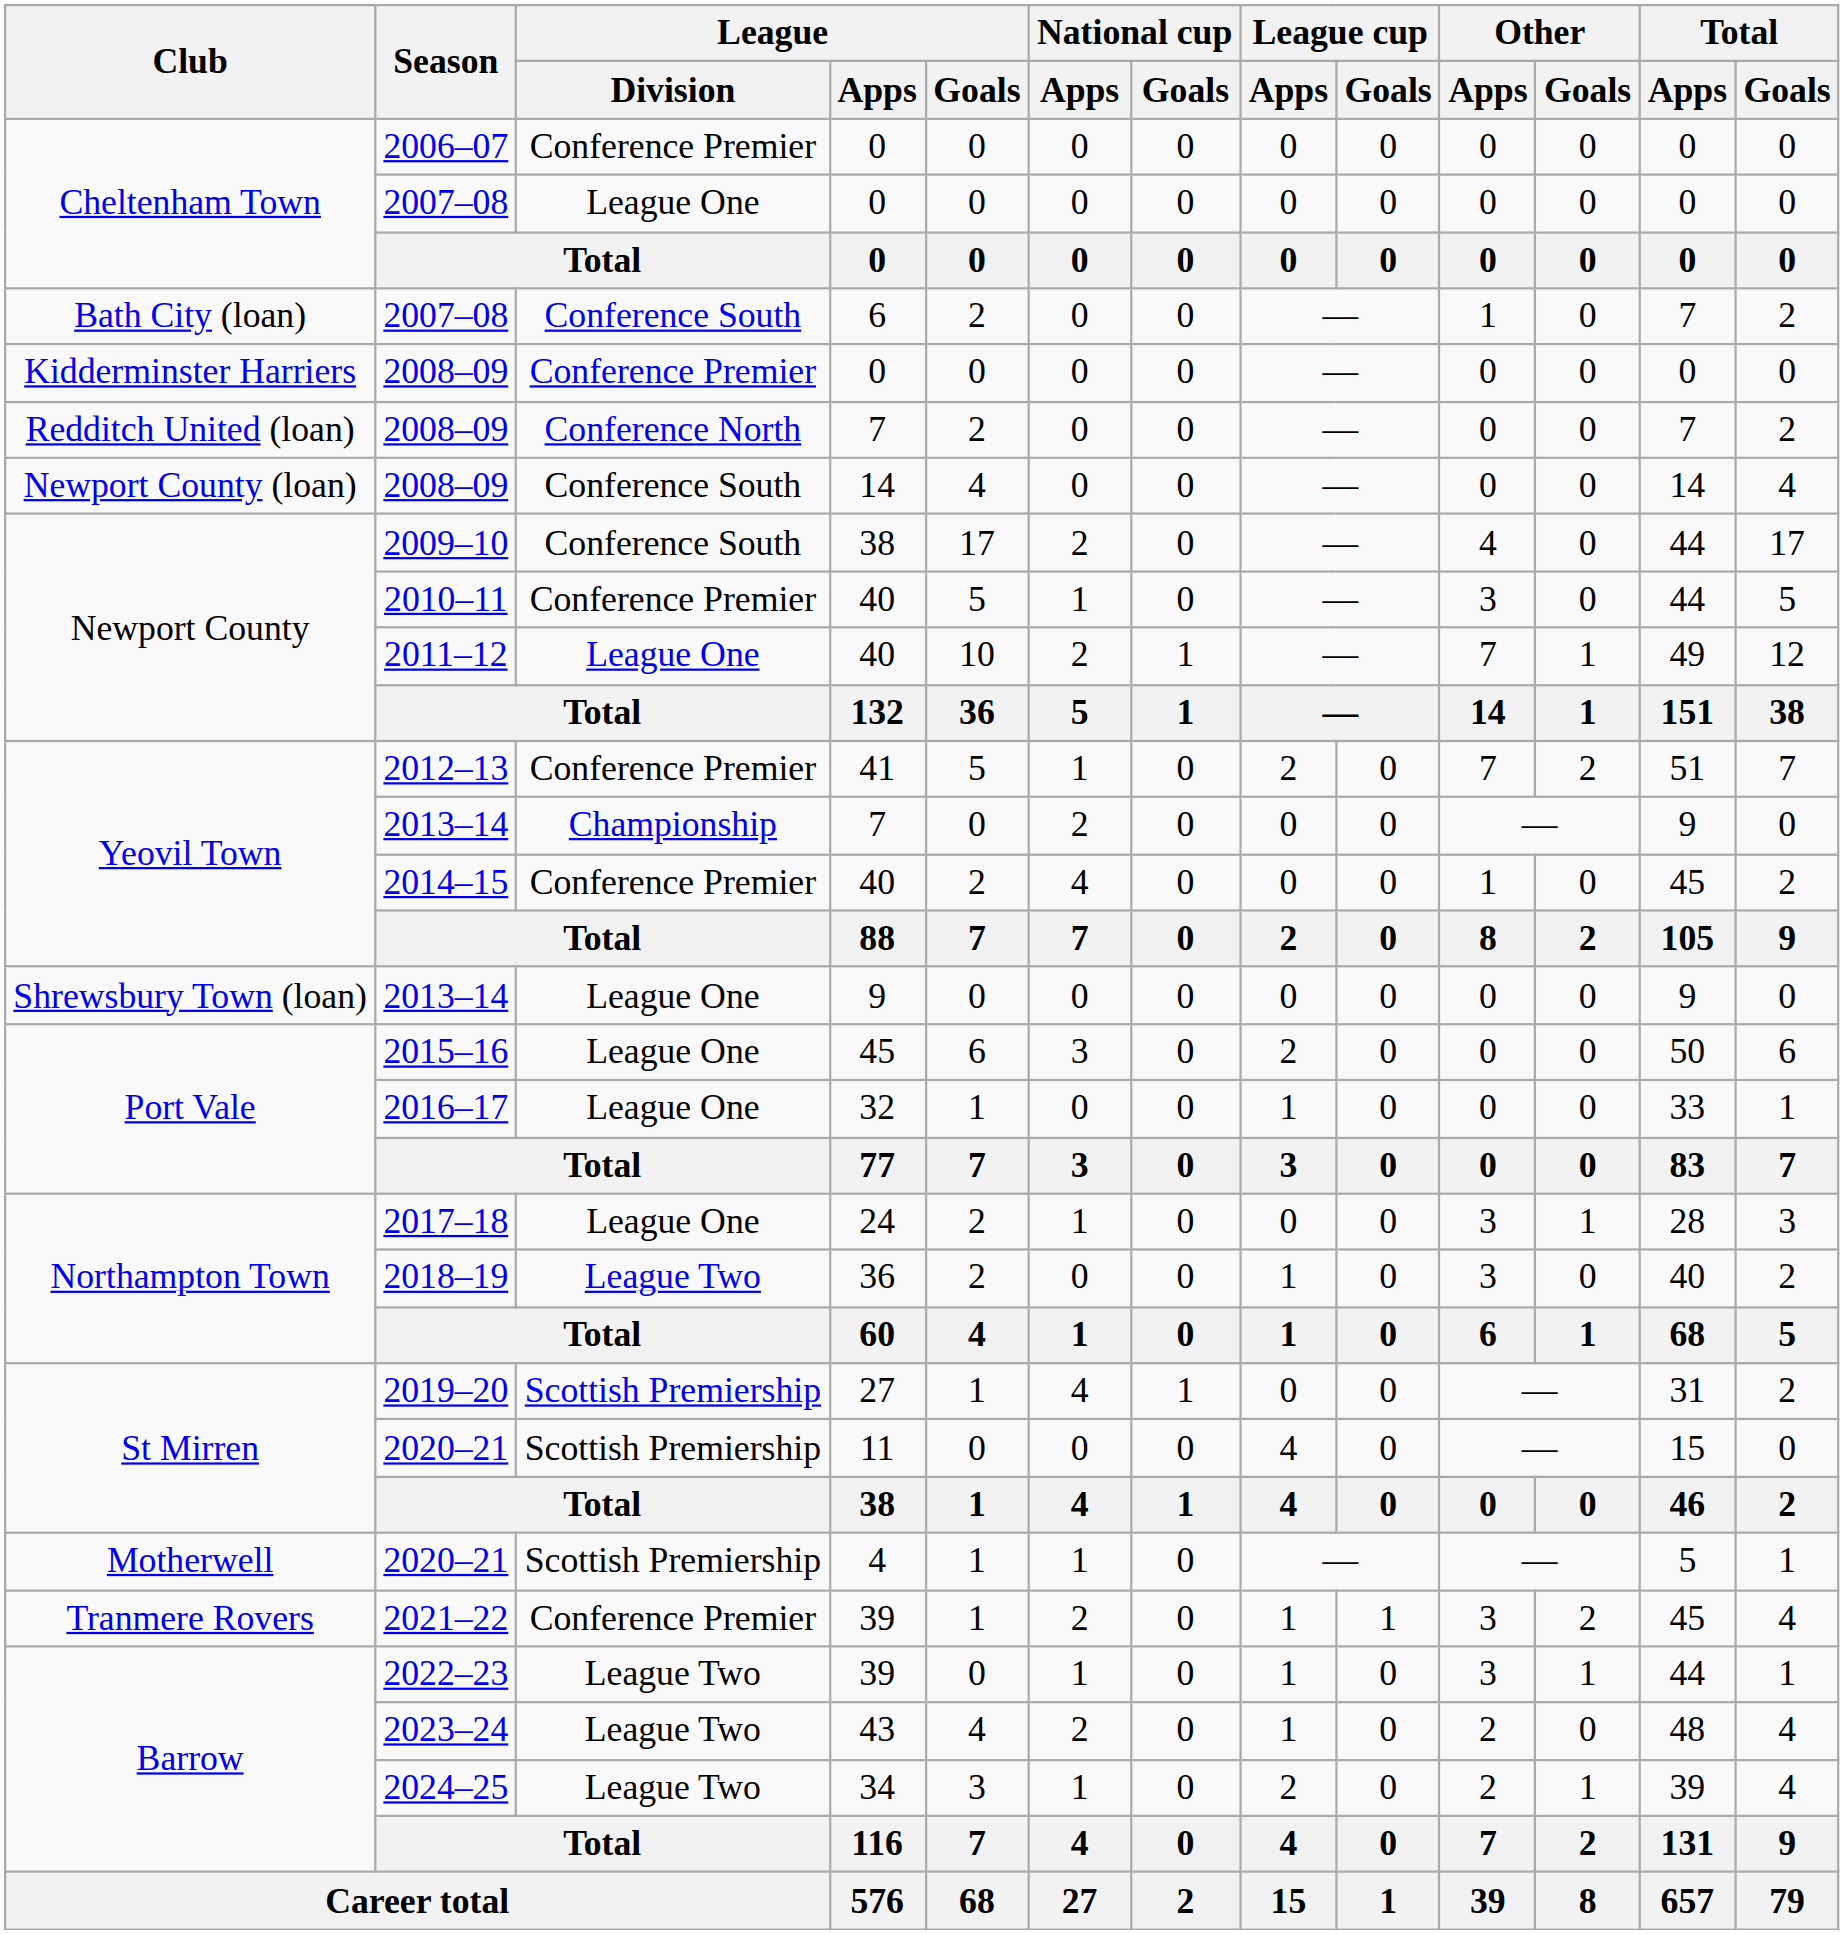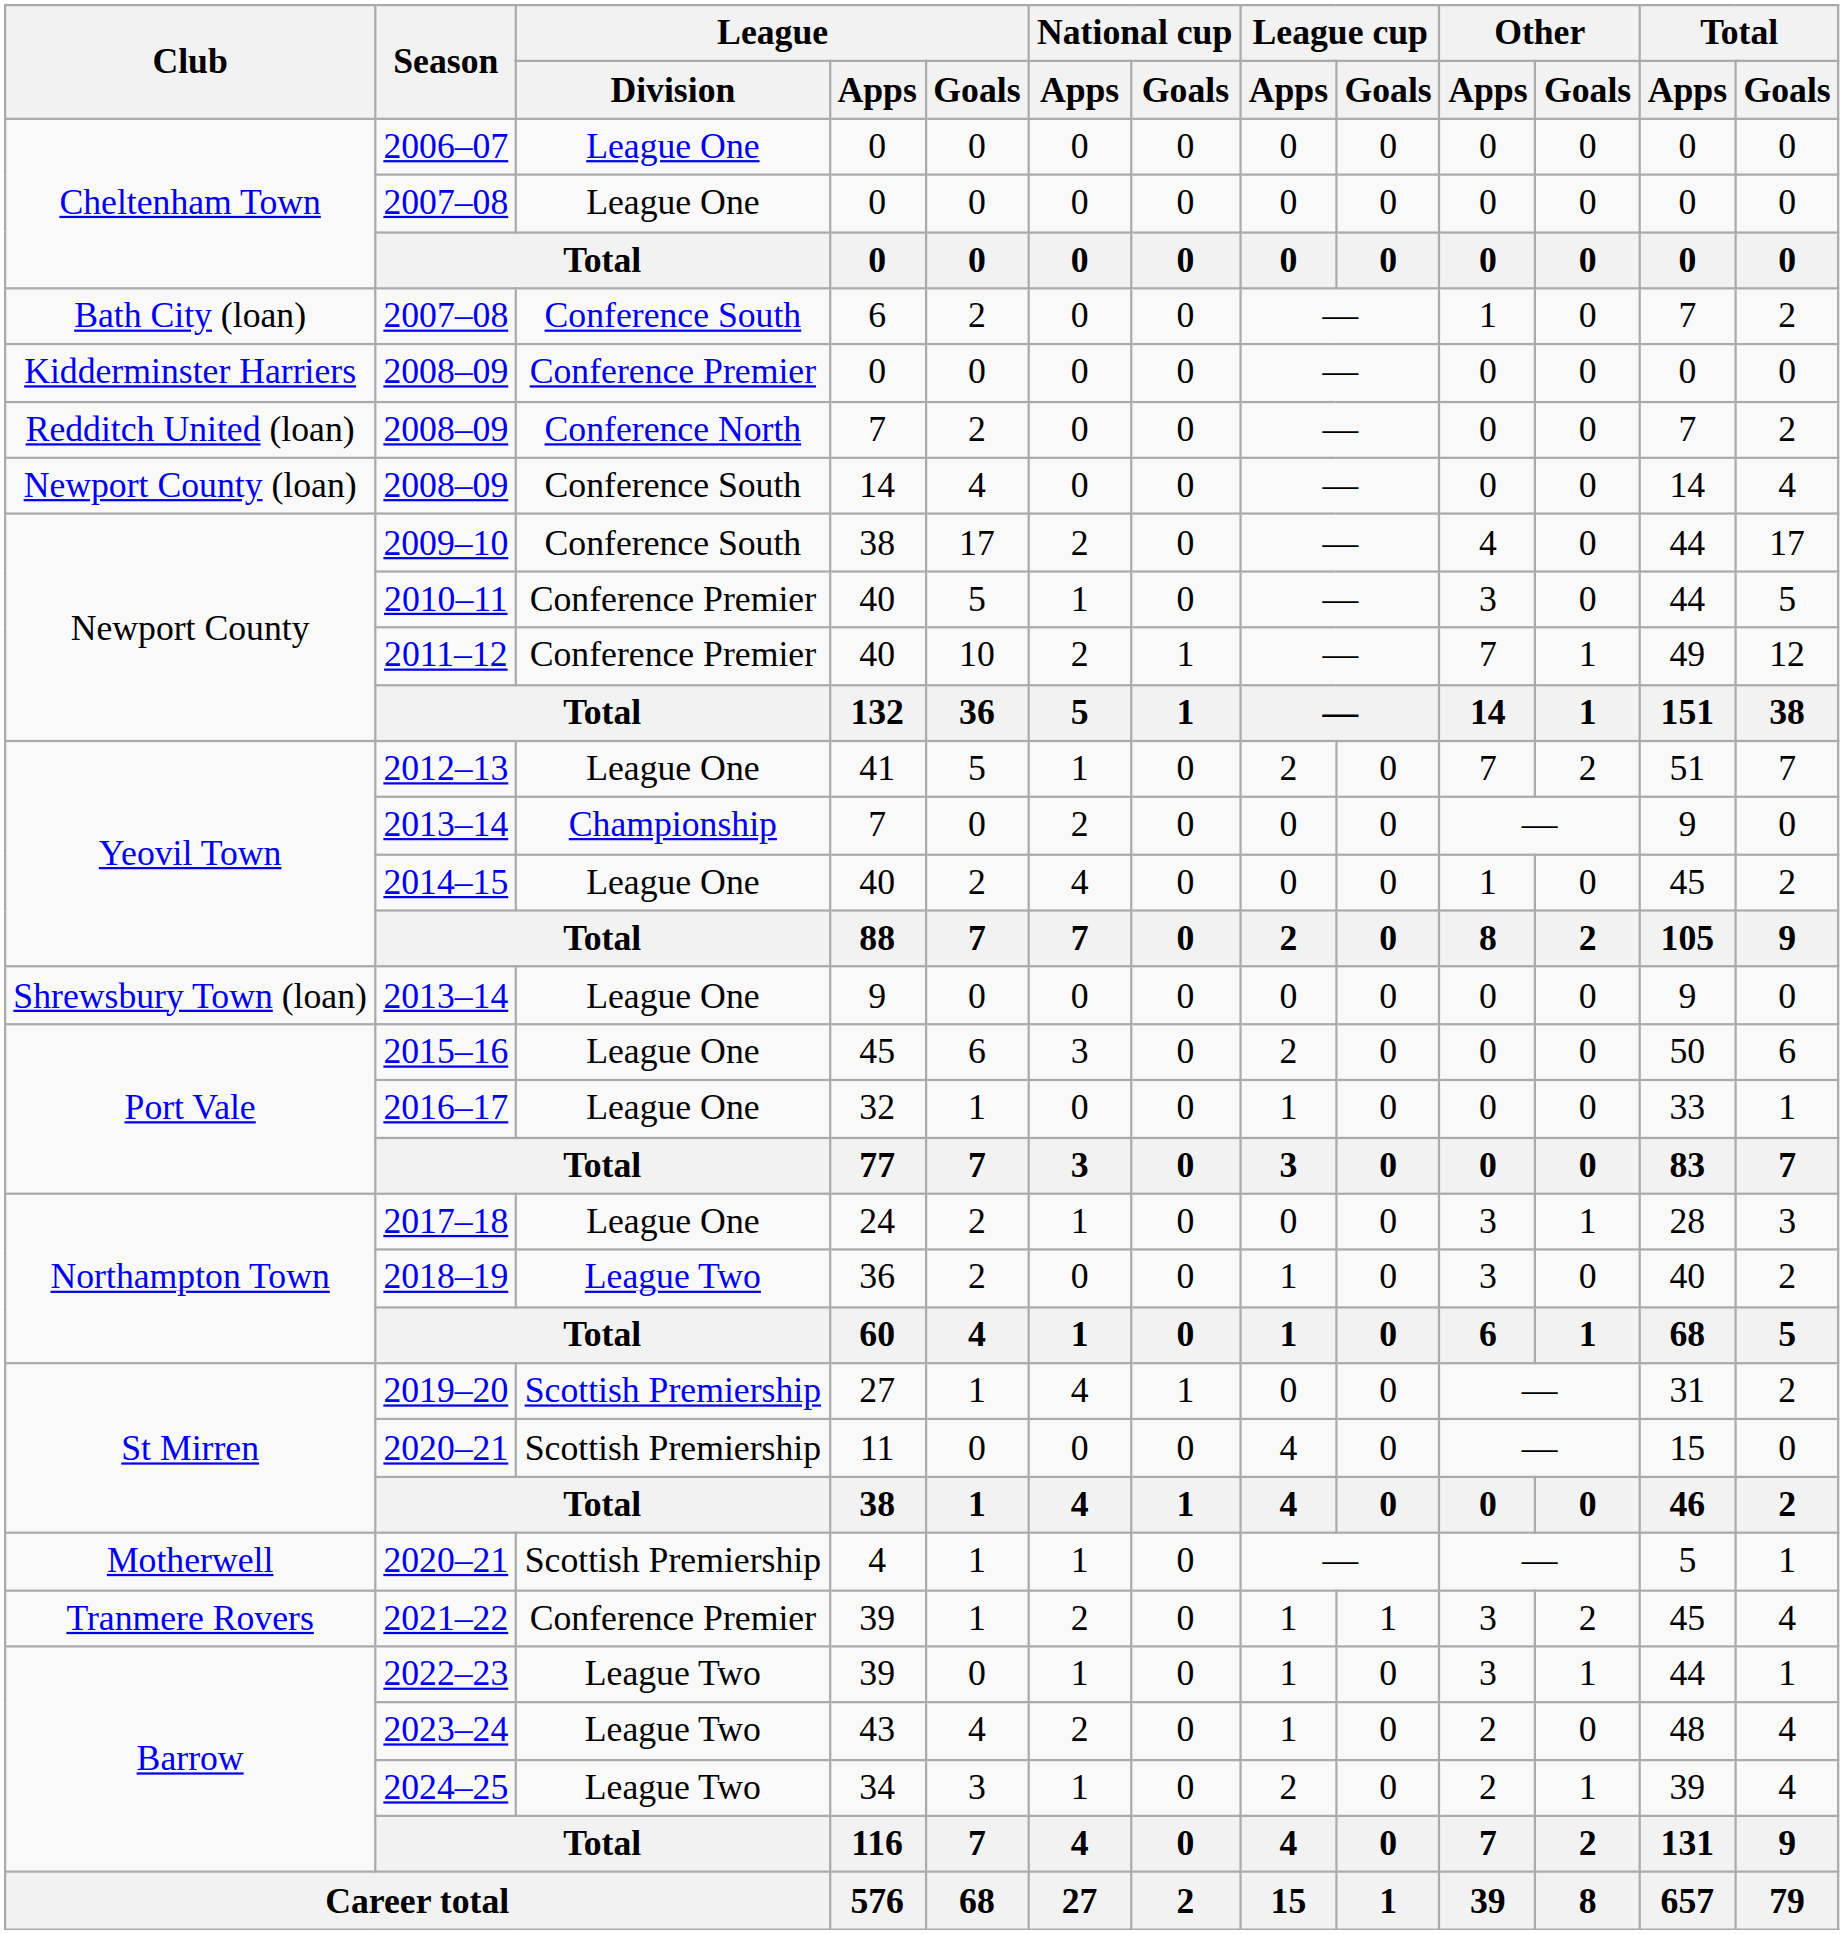(673, 145) Conference Premier -> (673, 145) League One
(673, 655) League One -> (673, 655) Conference Premier
(673, 768) Conference Premier -> (673, 768) League One
(673, 881) Conference Premier -> (673, 881) League One
